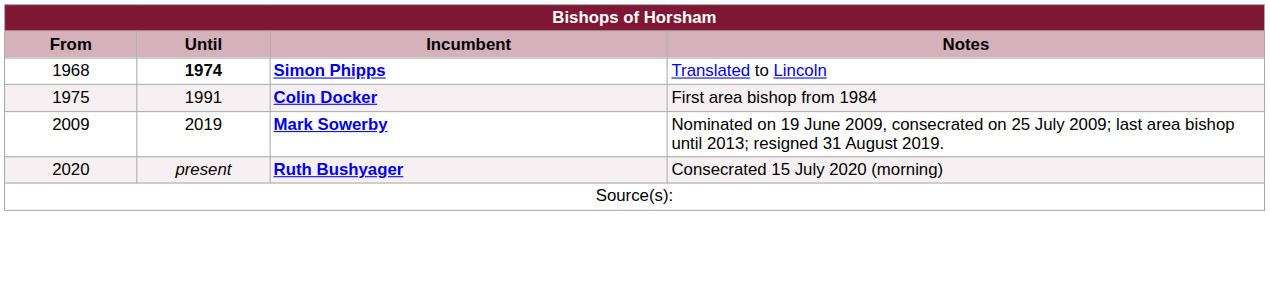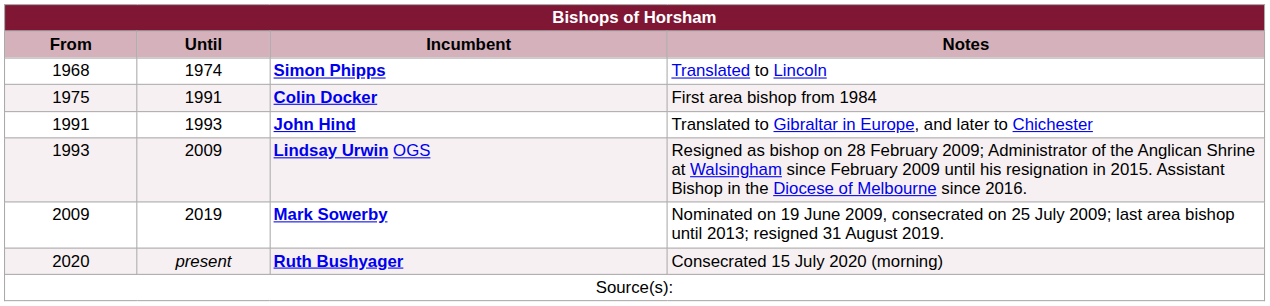(203, 71) bold -> (203, 71) normal
+ row: (315, 124)
+ row: (352, 151)
